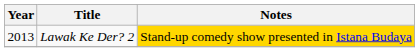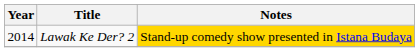(21, 36) 2013 -> (21, 36) 2014
